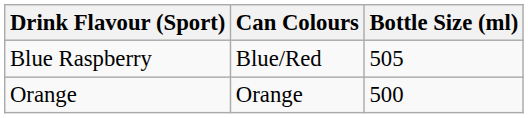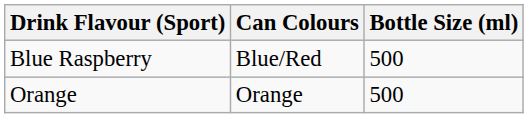(386, 58) 505 -> (386, 58) 500
